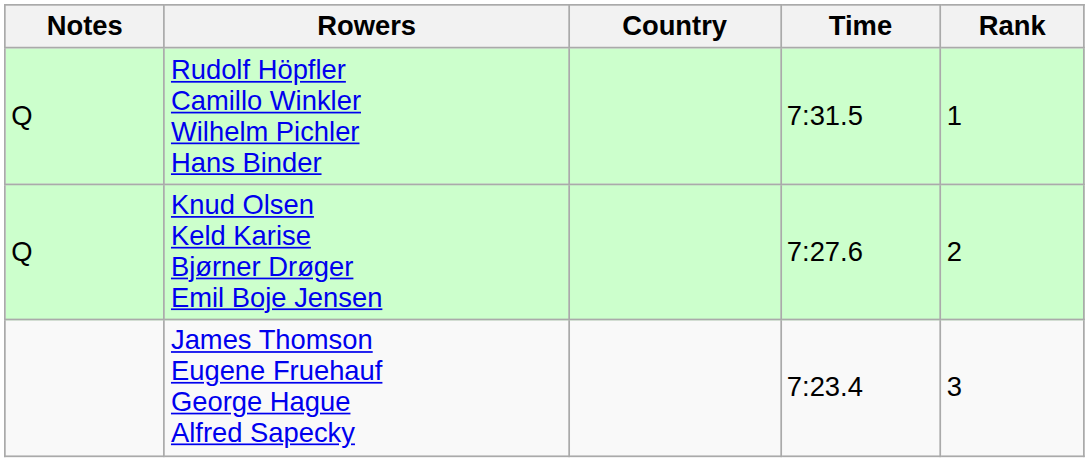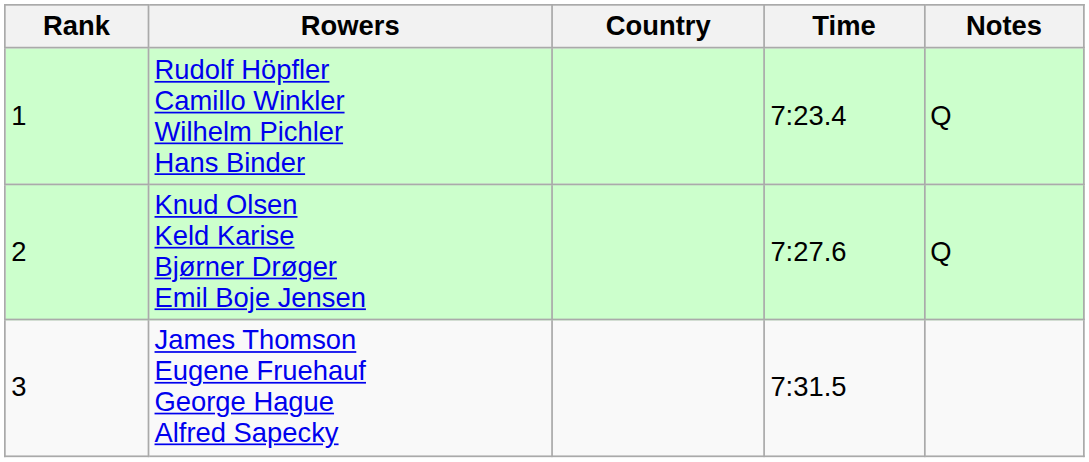columns swapped: (1012, 26) <-> (85, 26)
(825, 115) 7:31.5 -> (808, 115) 7:23.4
(825, 387) 7:23.4 -> (808, 387) 7:31.5
